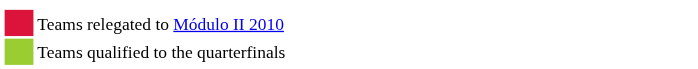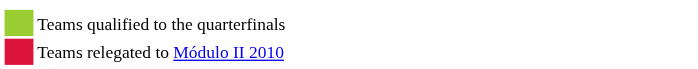rows swapped: (161, 52) <-> (161, 24)
